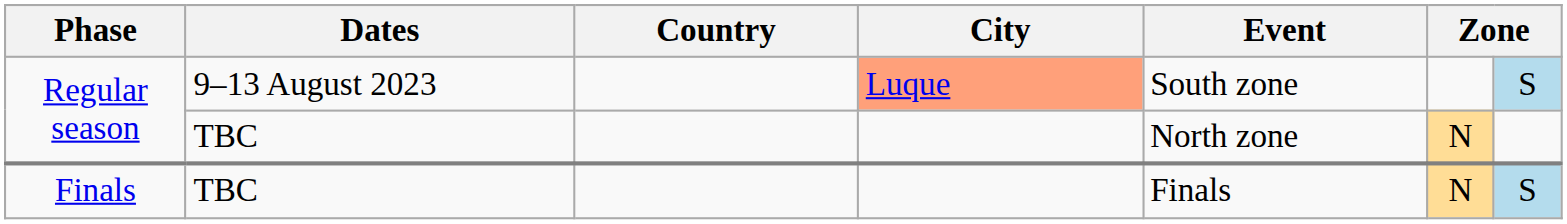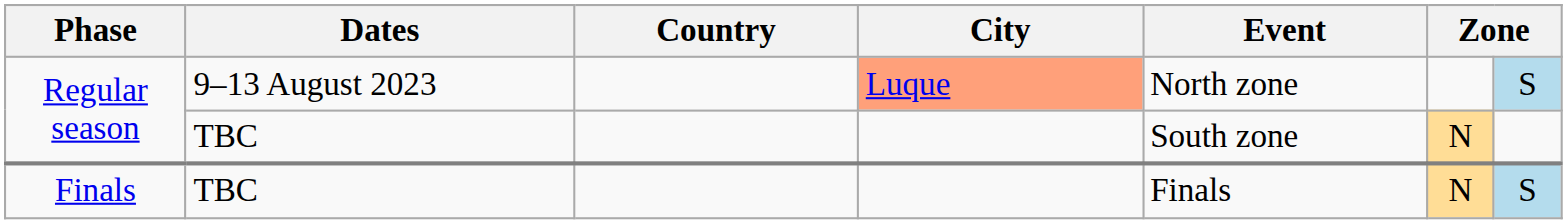(1224, 83) South zone -> (1224, 83) North zone
(1224, 135) North zone -> (1224, 135) South zone
